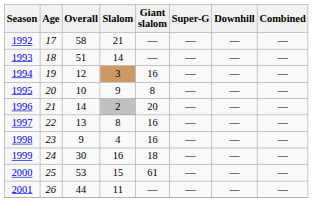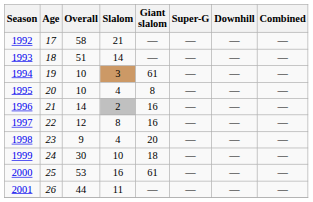(81, 73) 12 -> (81, 73) 10
(152, 73) 16 -> (152, 73) 61
(118, 90) 9 -> (118, 90) 4
(152, 106) 20 -> (152, 106) 16
(81, 123) 13 -> (81, 123) 12
(152, 139) 16 -> (152, 139) 20
(118, 156) 16 -> (118, 156) 10
(118, 172) 15 -> (118, 172) 16
